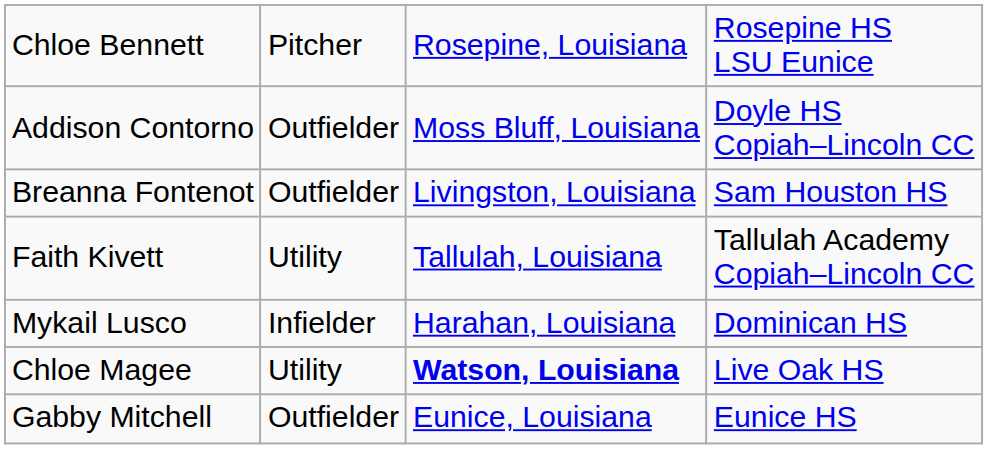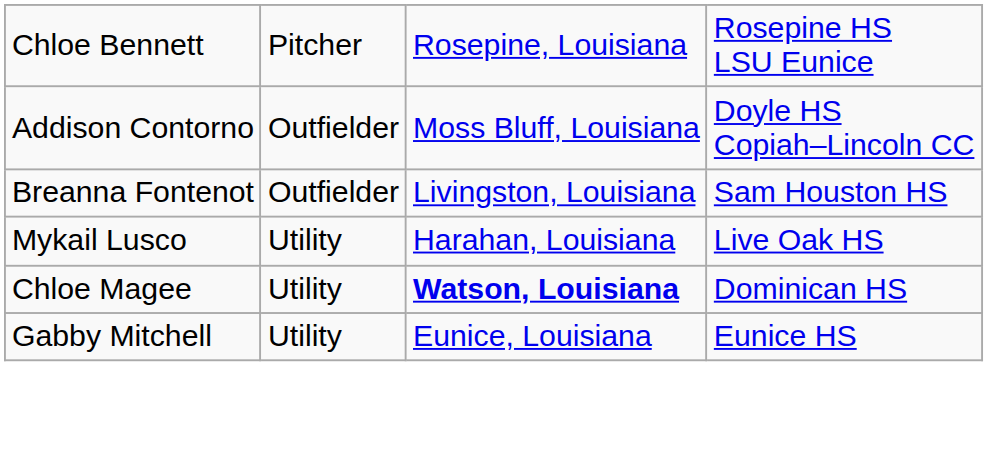- row: (88, 257)
(322, 322) Infielder -> (305, 240) Utility
(810, 322) Dominican HS -> (799, 240) Live Oak HS
(799, 370) Live Oak HS -> (810, 288) Dominican HS
(334, 418) Outfielder -> (305, 336) Utility
